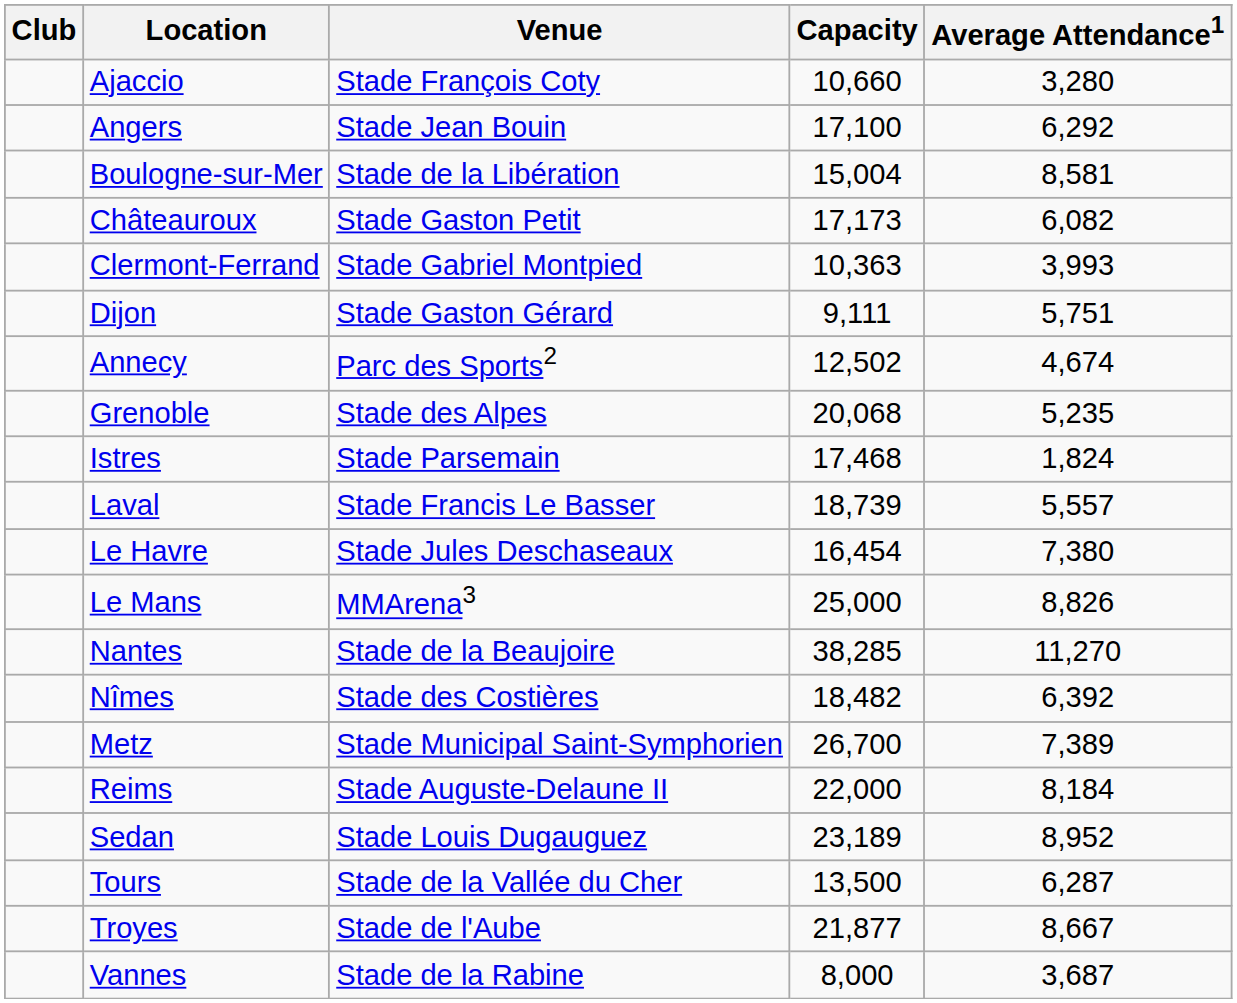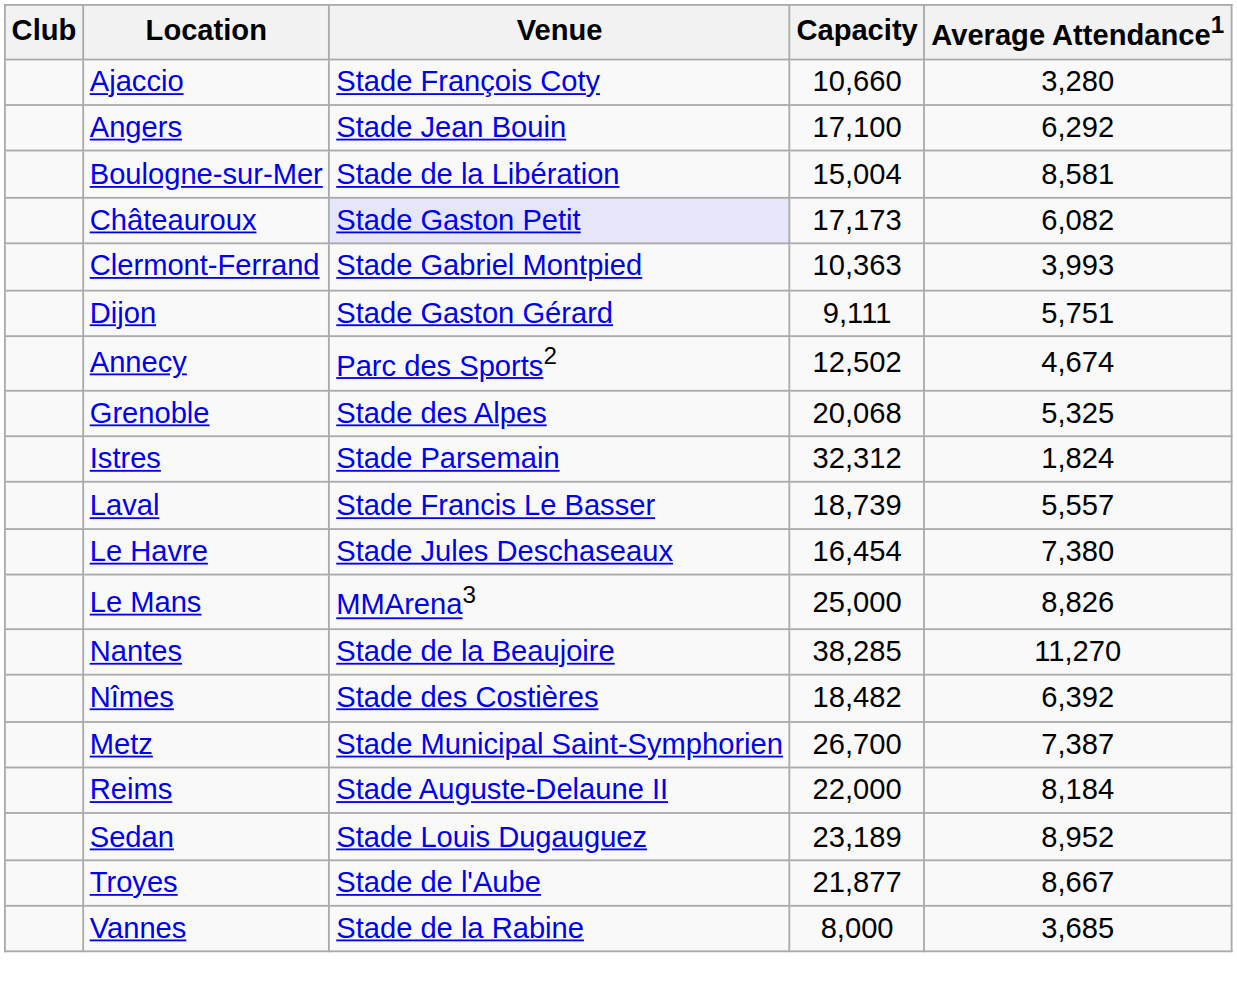(458, 220) no background -> (458, 220) lavender background
(1078, 412) 5,235 -> (1078, 412) 5,325
(857, 458) 17,468 -> (857, 458) 32,312
(1078, 743) 7,389 -> (1078, 743) 7,387
- row: (125, 882)
(1078, 974) 3,687 -> (1078, 928) 3,685
